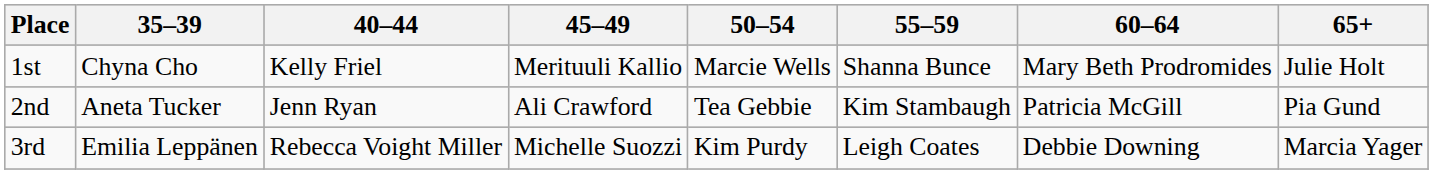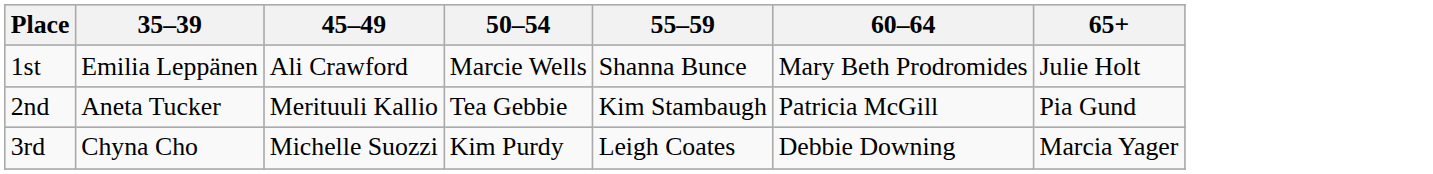- column: (386, 24)
(140, 65) Chyna Cho -> (170, 65) Emilia Leppänen
(598, 65) Merituuli Kallio -> (339, 65) Ali Crawford
(583, 106) Ali Crawford -> (354, 106) Merituuli Kallio
(170, 147) Emilia Leppänen -> (140, 147) Chyna Cho
